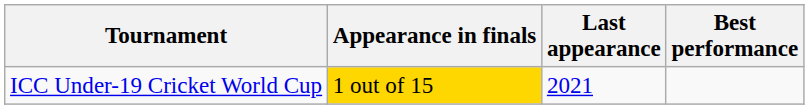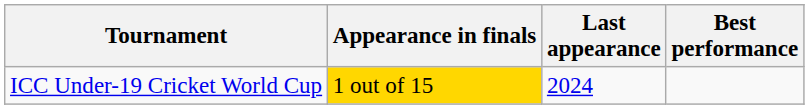(570, 85) 2021 -> (570, 85) 2024
